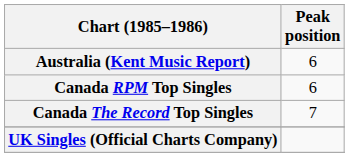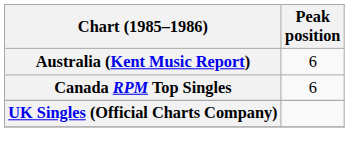- row: (143, 113)
